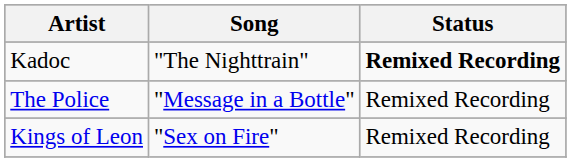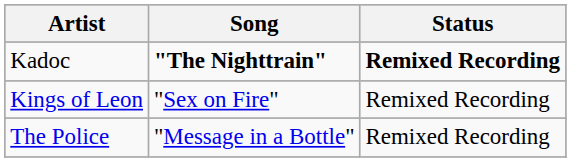(231, 60) normal -> (240, 60) bold
rows swapped: (77, 136) <-> (60, 98)
